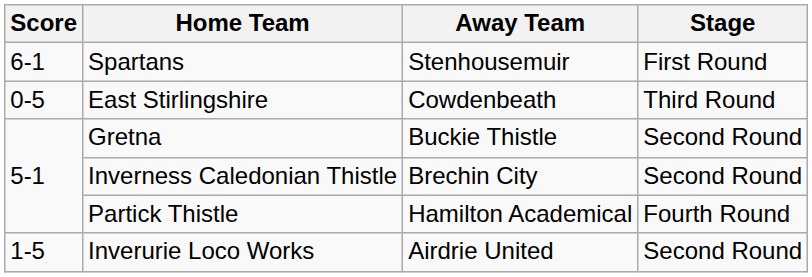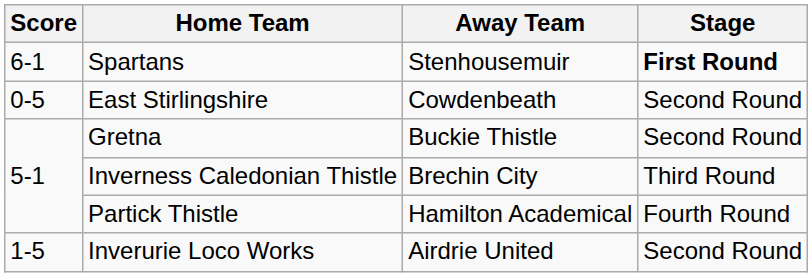(705, 61) normal -> (711, 61) bold
(709, 99) Third Round -> (723, 99) Second Round
(723, 175) Second Round -> (709, 175) Third Round
